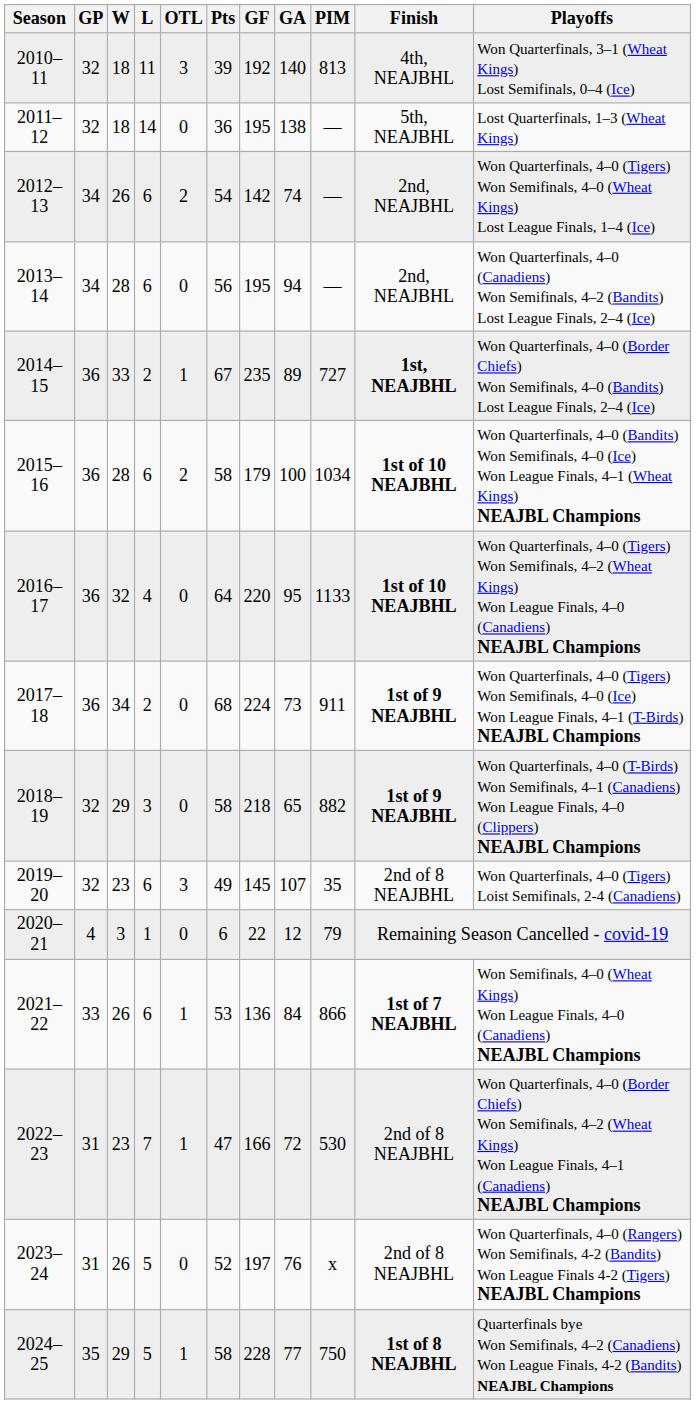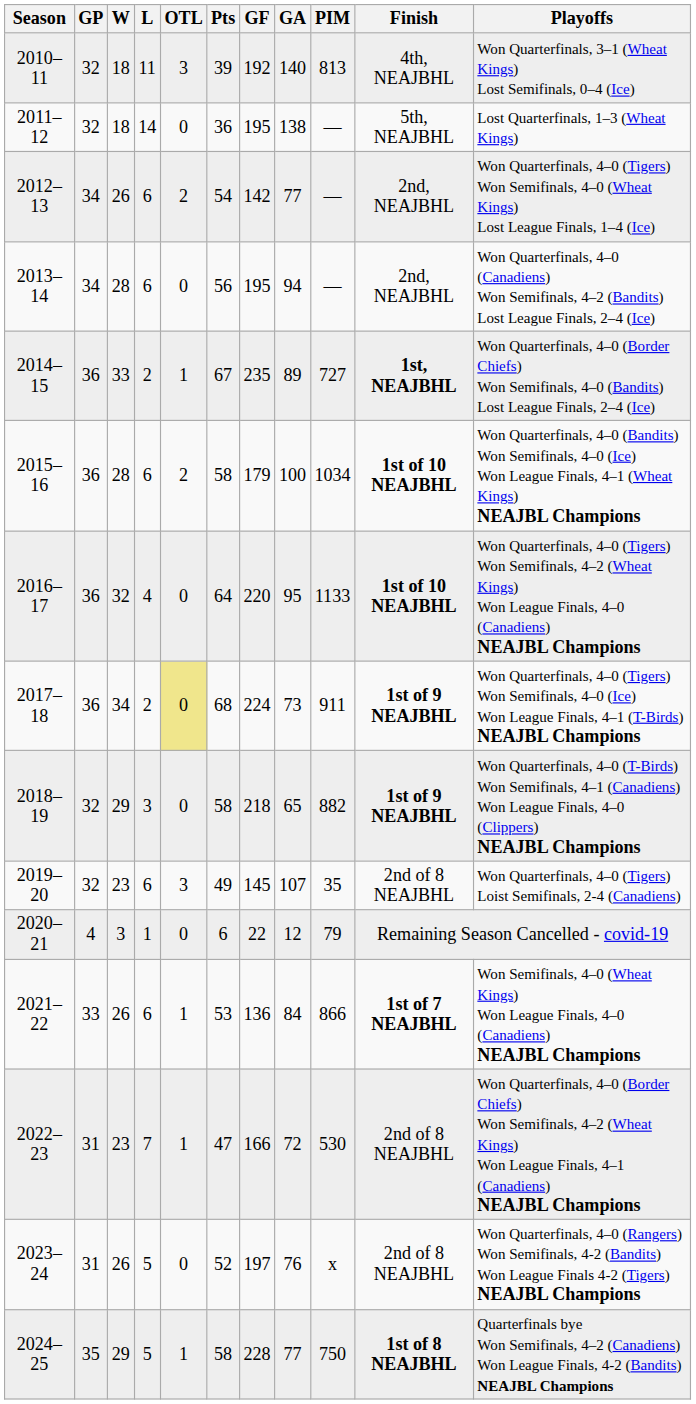(293, 196) 74 -> (293, 196) 77
(184, 705) no background -> (184, 705) khaki background
